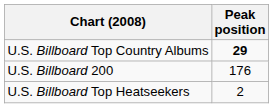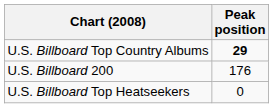(240, 92) 2 -> (240, 92) 0
